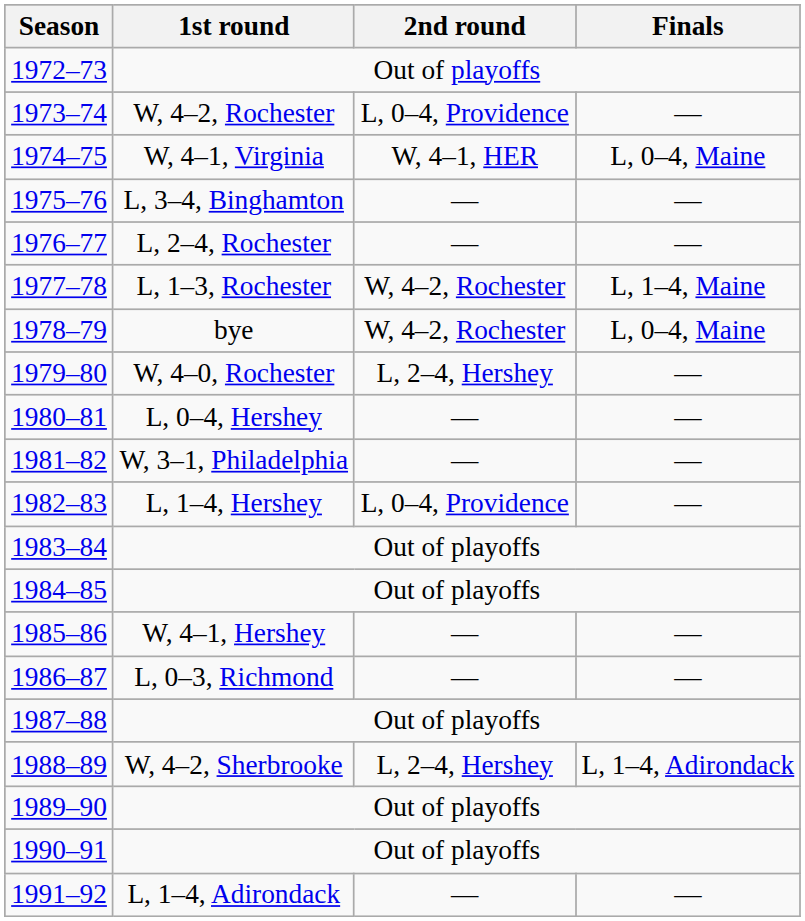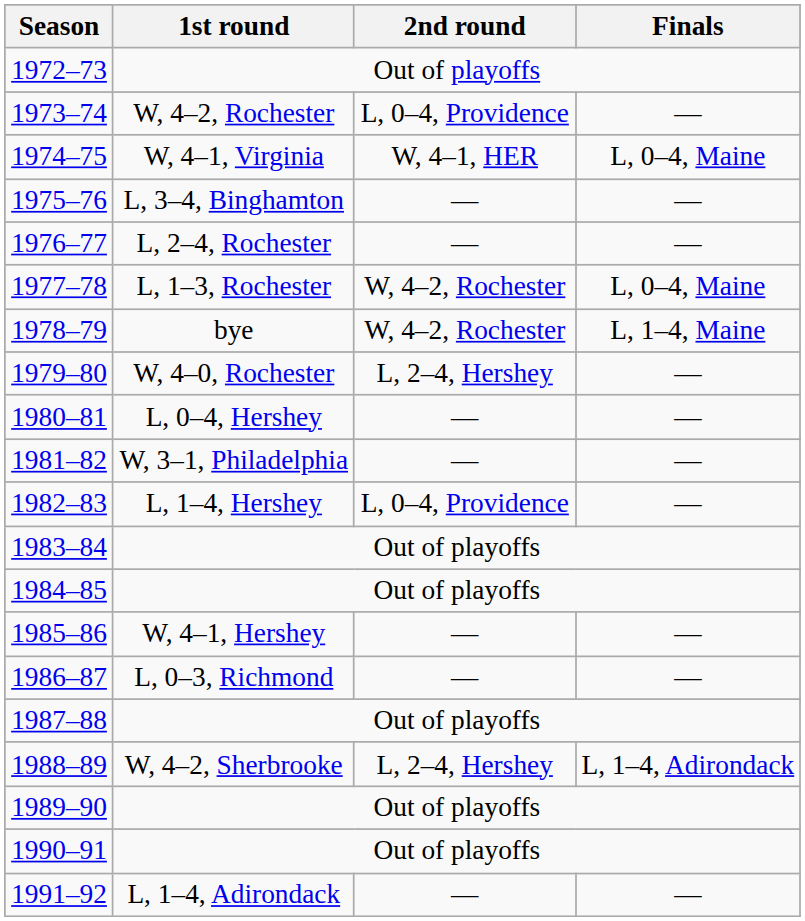(688, 286) L, 1–4, Maine -> (688, 286) L, 0–4, Maine
(688, 329) L, 0–4, Maine -> (688, 329) L, 1–4, Maine
